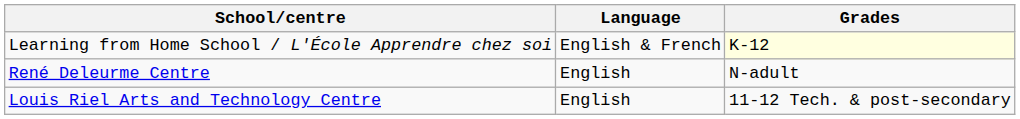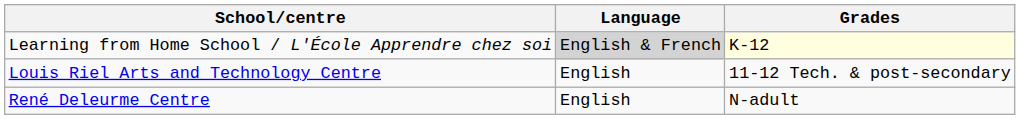(641, 46) no background -> (641, 46) lightgrey background
rows swapped: (195, 100) <-> (109, 73)
